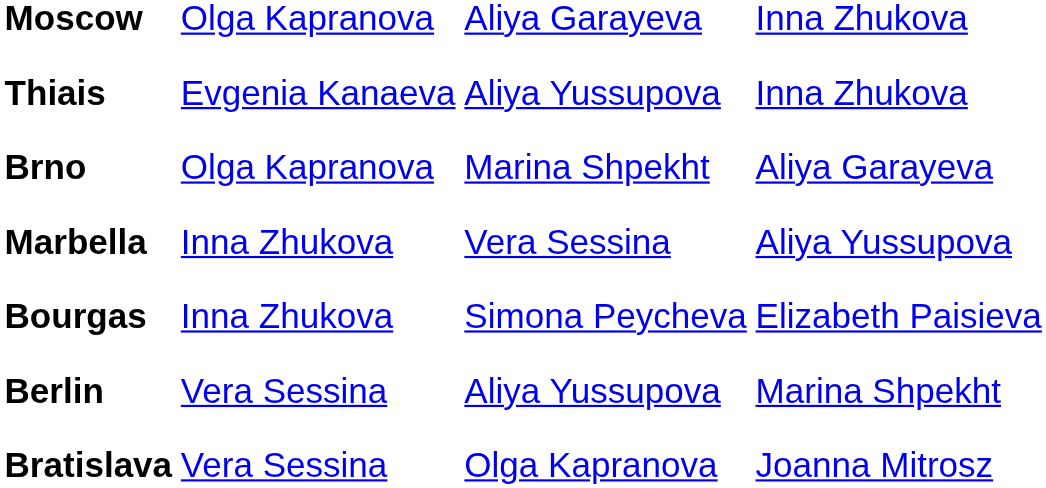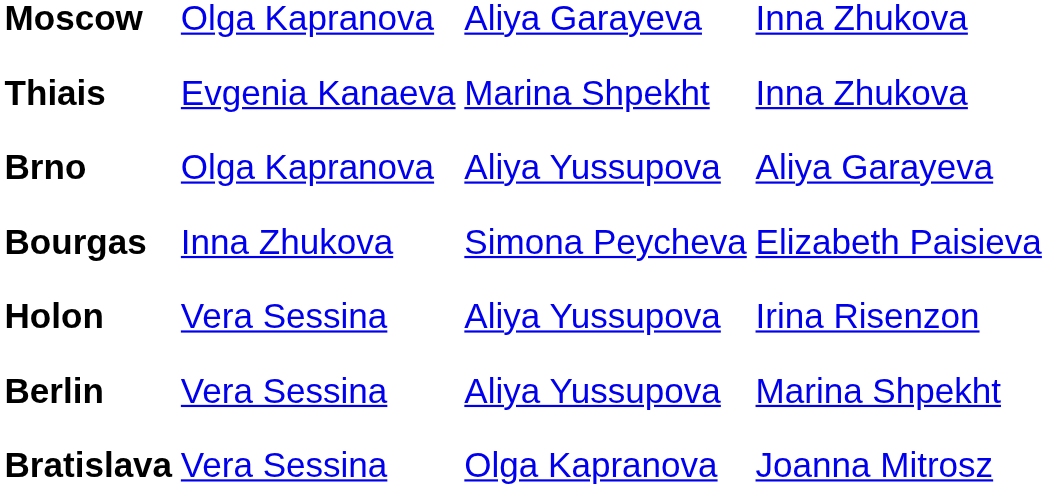(593, 93) Aliya Yussupova -> (587, 93) Marina Shpekht
(587, 167) Marina Shpekht -> (593, 167) Aliya Yussupova
- row: (76, 242)
+ row: (54, 316)
